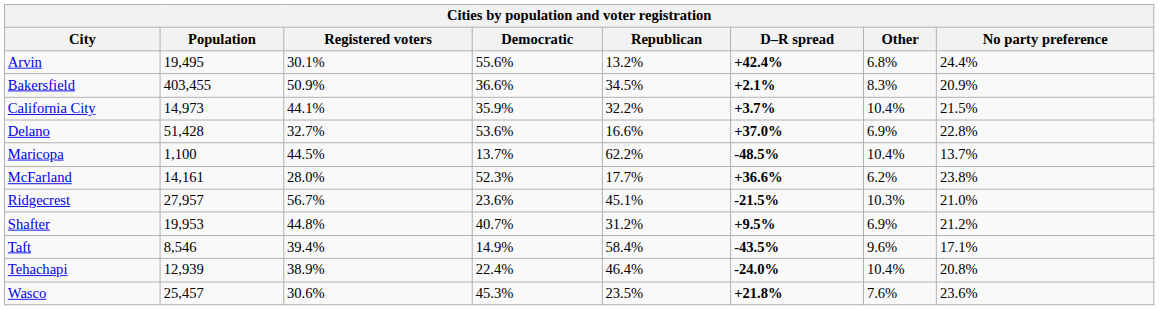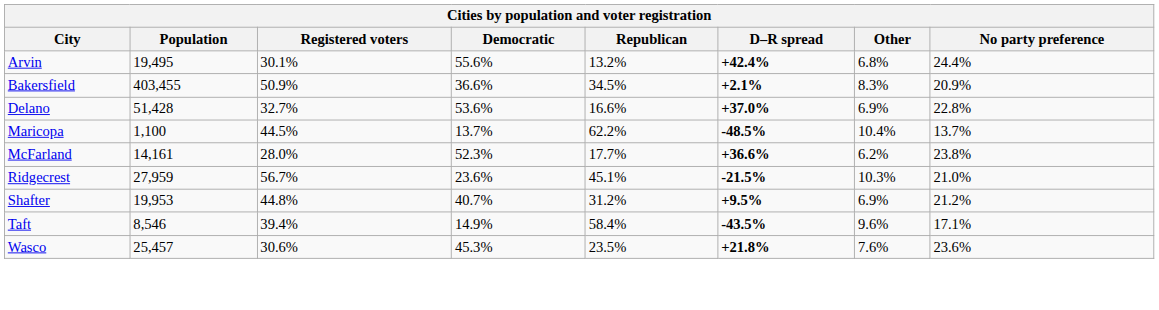- row: (52, 108)
(184, 200) 27,957 -> (153, 177) 27,959
- row: (38, 270)
